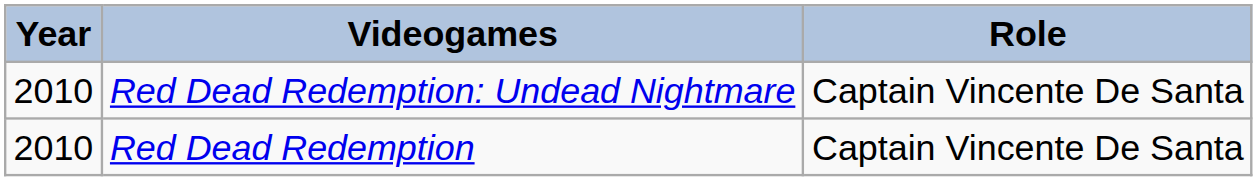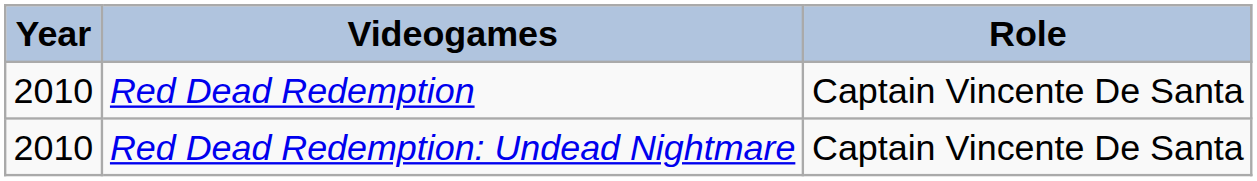rows swapped: (292, 147) <-> (453, 91)
